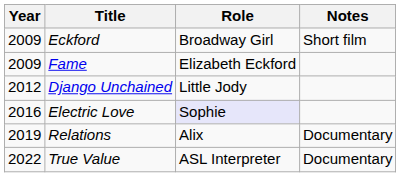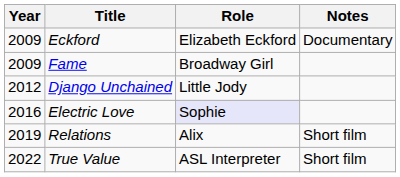(226, 40) Broadway Girl -> (238, 40) Elizabeth Eckford
(335, 40) Short film -> (348, 40) Documentary
(238, 64) Elizabeth Eckford -> (226, 64) Broadway Girl
(348, 135) Documentary -> (335, 135) Short film
(348, 159) Documentary -> (335, 159) Short film
